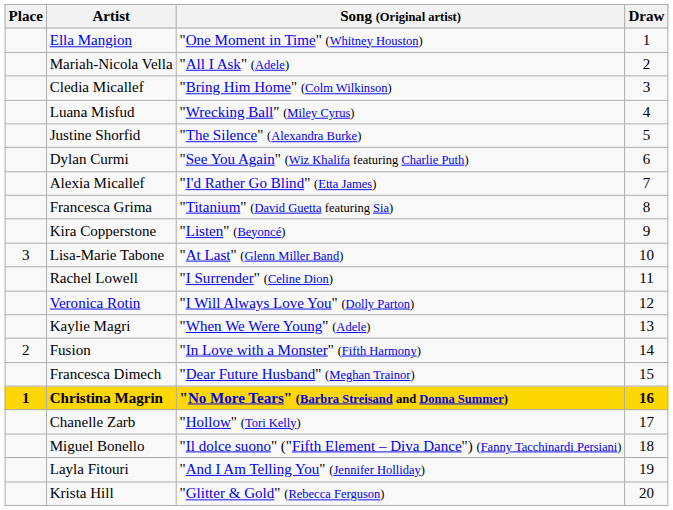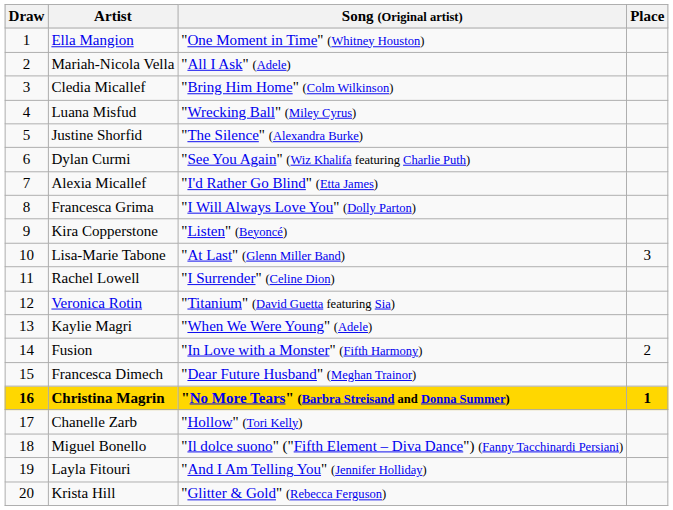columns swapped: (646, 16) <-> (26, 16)
(286, 207) "Titanium" (David Guetta featuring Sia) -> (299, 207) "I Will Always Love You" (Dolly Parton)
(297, 302) "I Will Always Love You" (Dolly Parton) -> (288, 302) "Titanium" (David Guetta featuring Sia)
